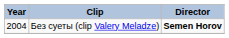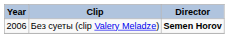(17, 26) 2004 -> (17, 26) 2006
